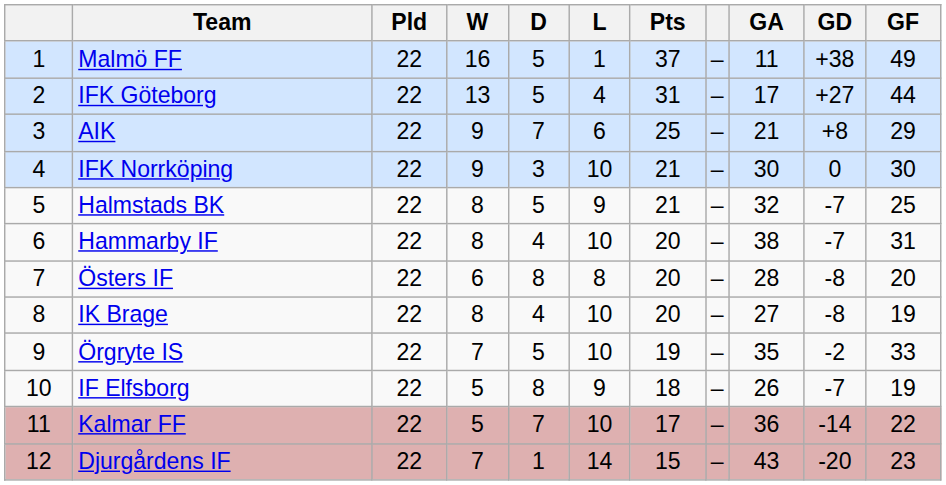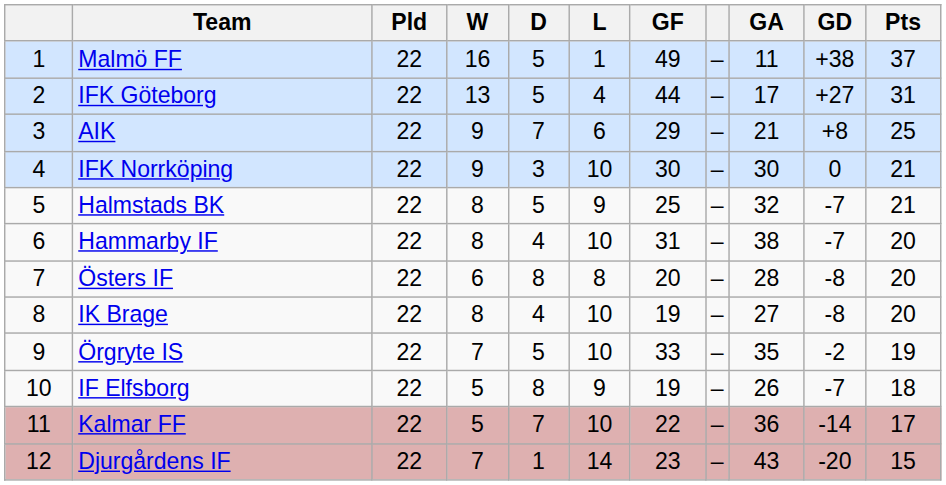columns swapped: (903, 22) <-> (668, 22)
